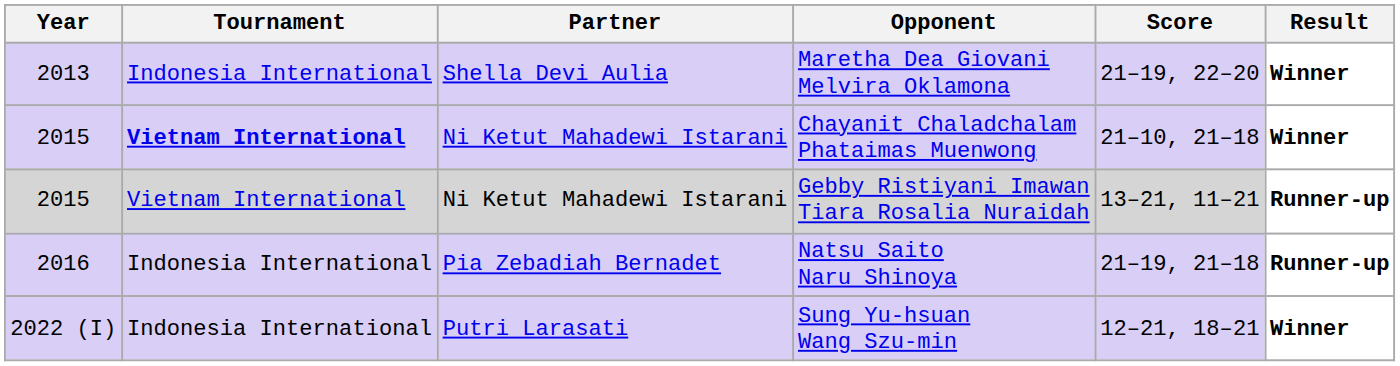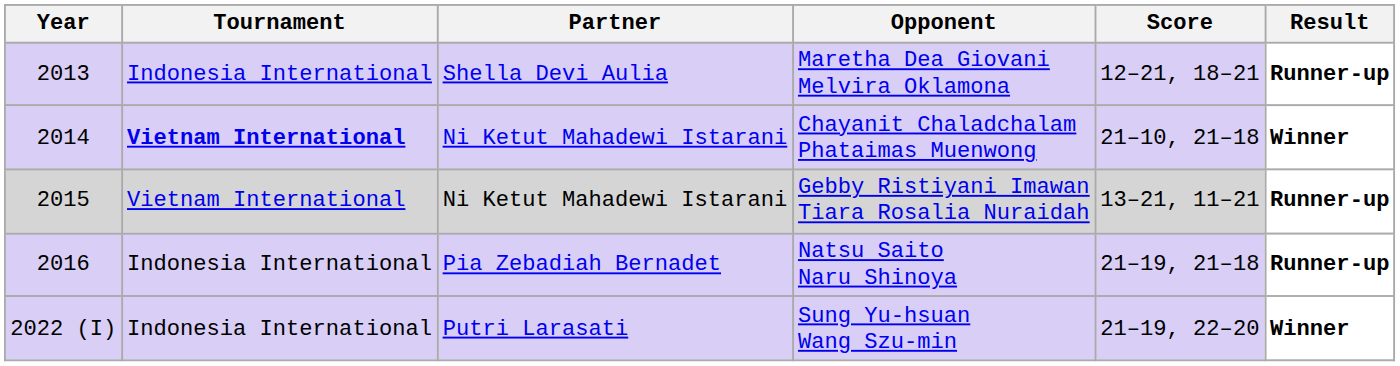(1180, 74) 21–19, 22–20 -> (1180, 74) 12–21, 18–21
(1310, 74) Winner -> (1330, 74) Runner-up
(63, 137) 2015 -> (63, 137) 2014
(1180, 328) 12–21, 18–21 -> (1180, 328) 21–19, 22–20
